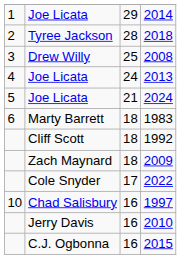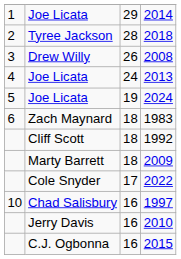(130, 56) 25 -> (130, 56) 26
(130, 98) 21 -> (130, 98) 19
(66, 118) Marty Barrett -> (70, 118) Zach Maynard
(70, 160) Zach Maynard -> (66, 160) Marty Barrett
